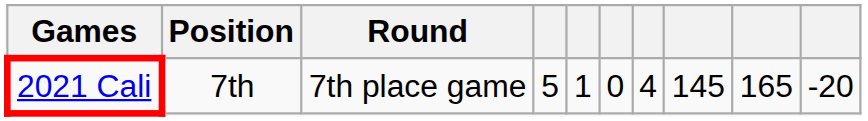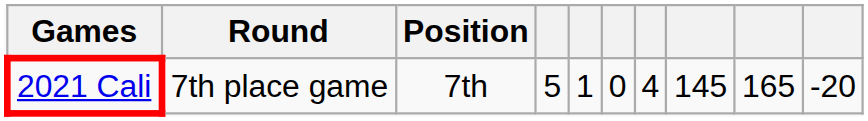columns swapped: (418, 32) <-> (231, 32)
